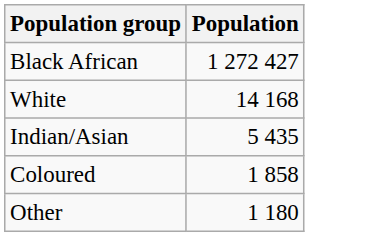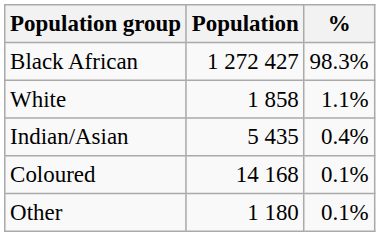+ column: (339, 23)
(267, 99) 14 168 -> (273, 99) 1 858
(273, 174) 1 858 -> (267, 174) 14 168
